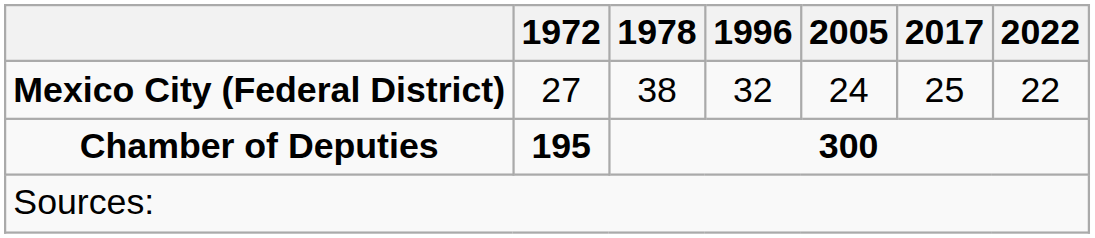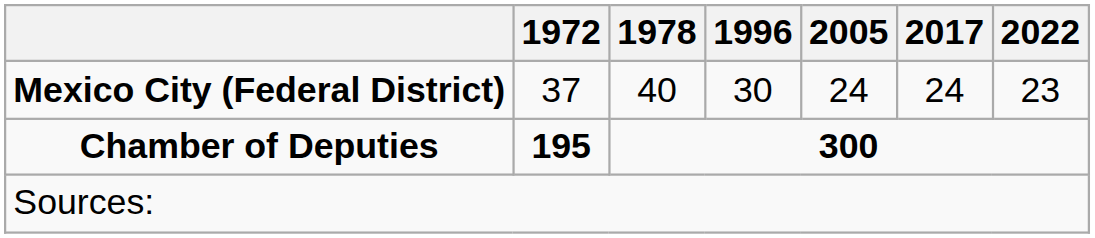(561, 89) 27 -> (561, 89) 37
(657, 89) 38 -> (657, 89) 40
(753, 89) 32 -> (753, 89) 30
(944, 89) 25 -> (944, 89) 24
(1040, 89) 22 -> (1040, 89) 23
